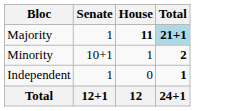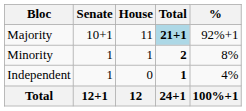+ column: (215, 14)
(110, 34) 1 -> (100, 34) 10+1
(147, 34) bold -> (147, 34) normal
(100, 55) 10+1 -> (110, 55) 1
